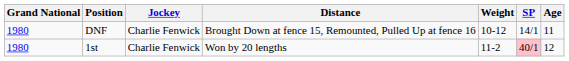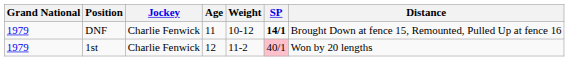columns swapped: (552, 13) <-> (340, 13)
(18, 30) 1980 -> (18, 30) 1979
(529, 30) normal -> (276, 30) bold
(18, 47) 1980 -> (18, 47) 1979
